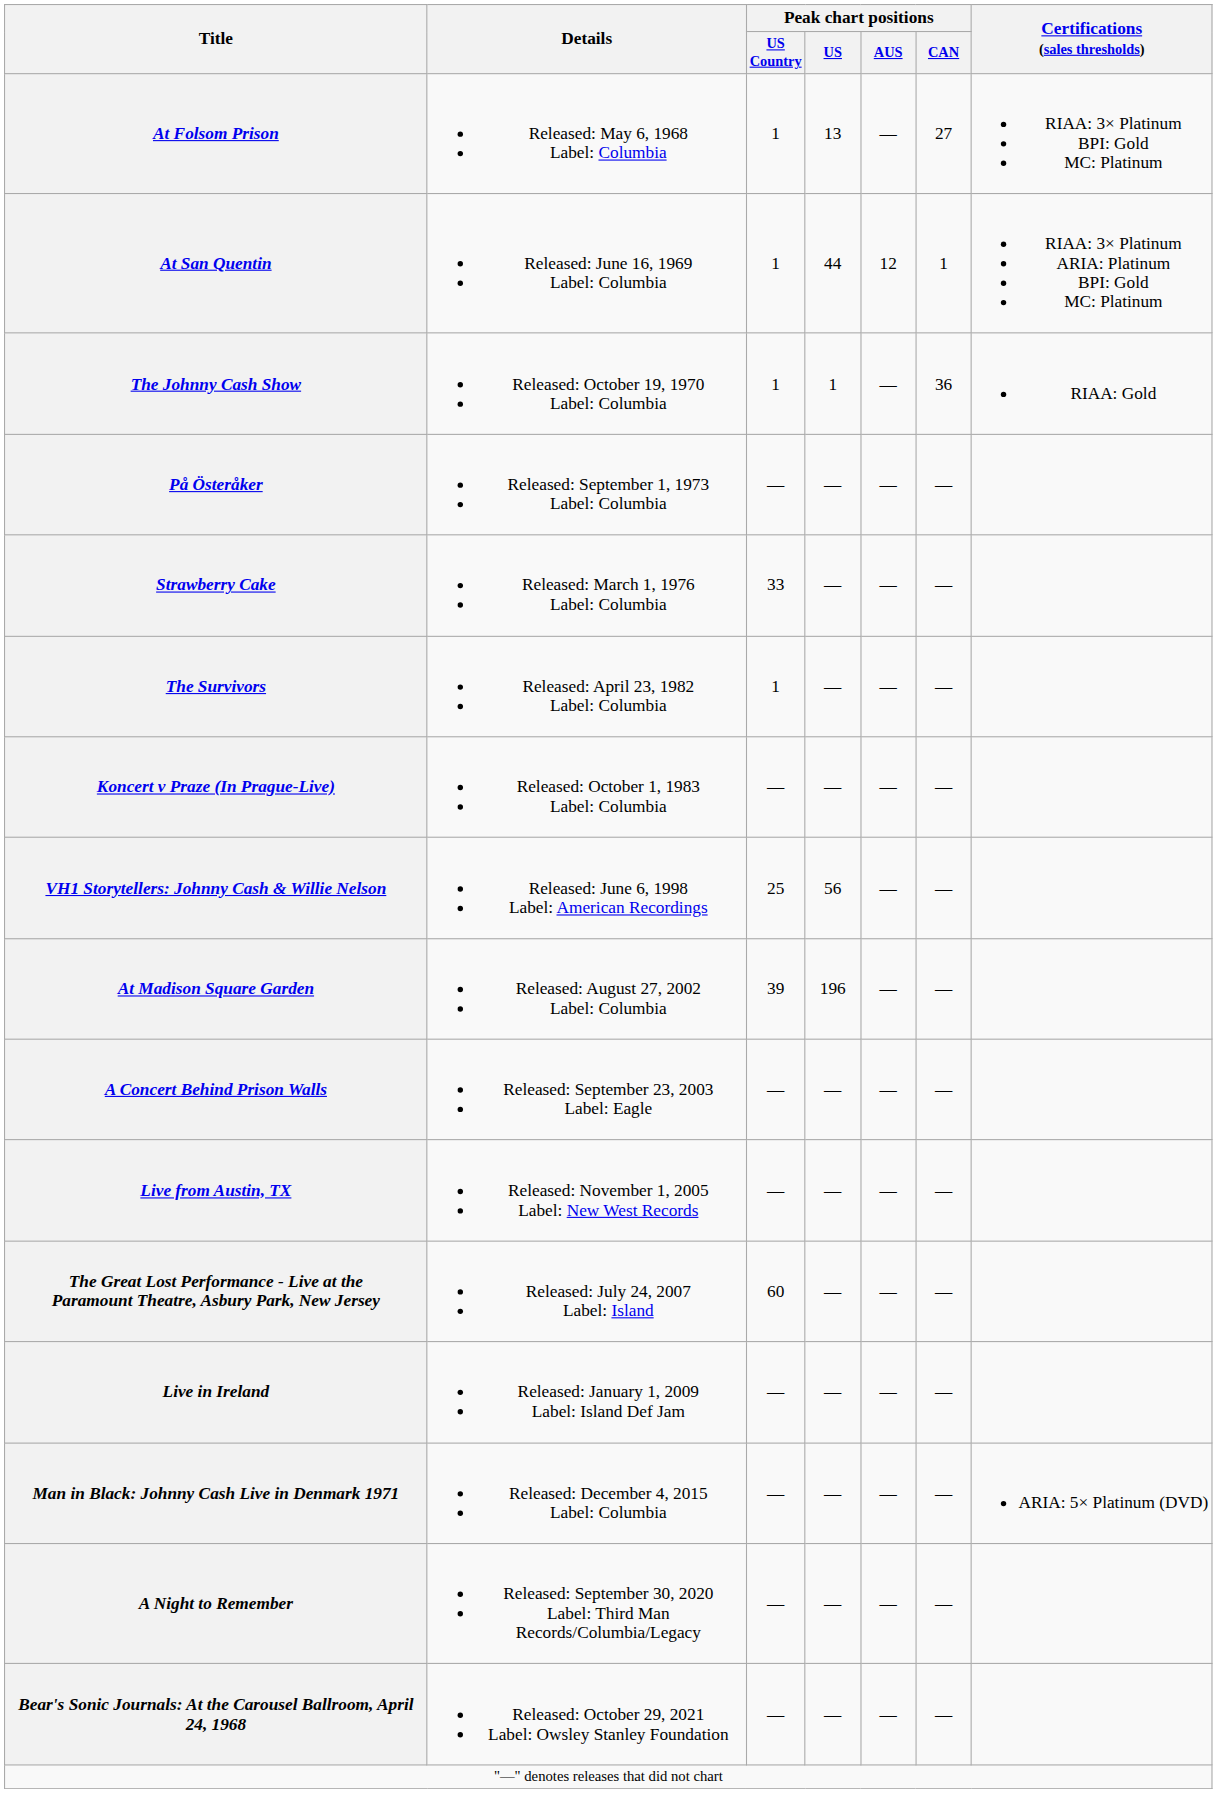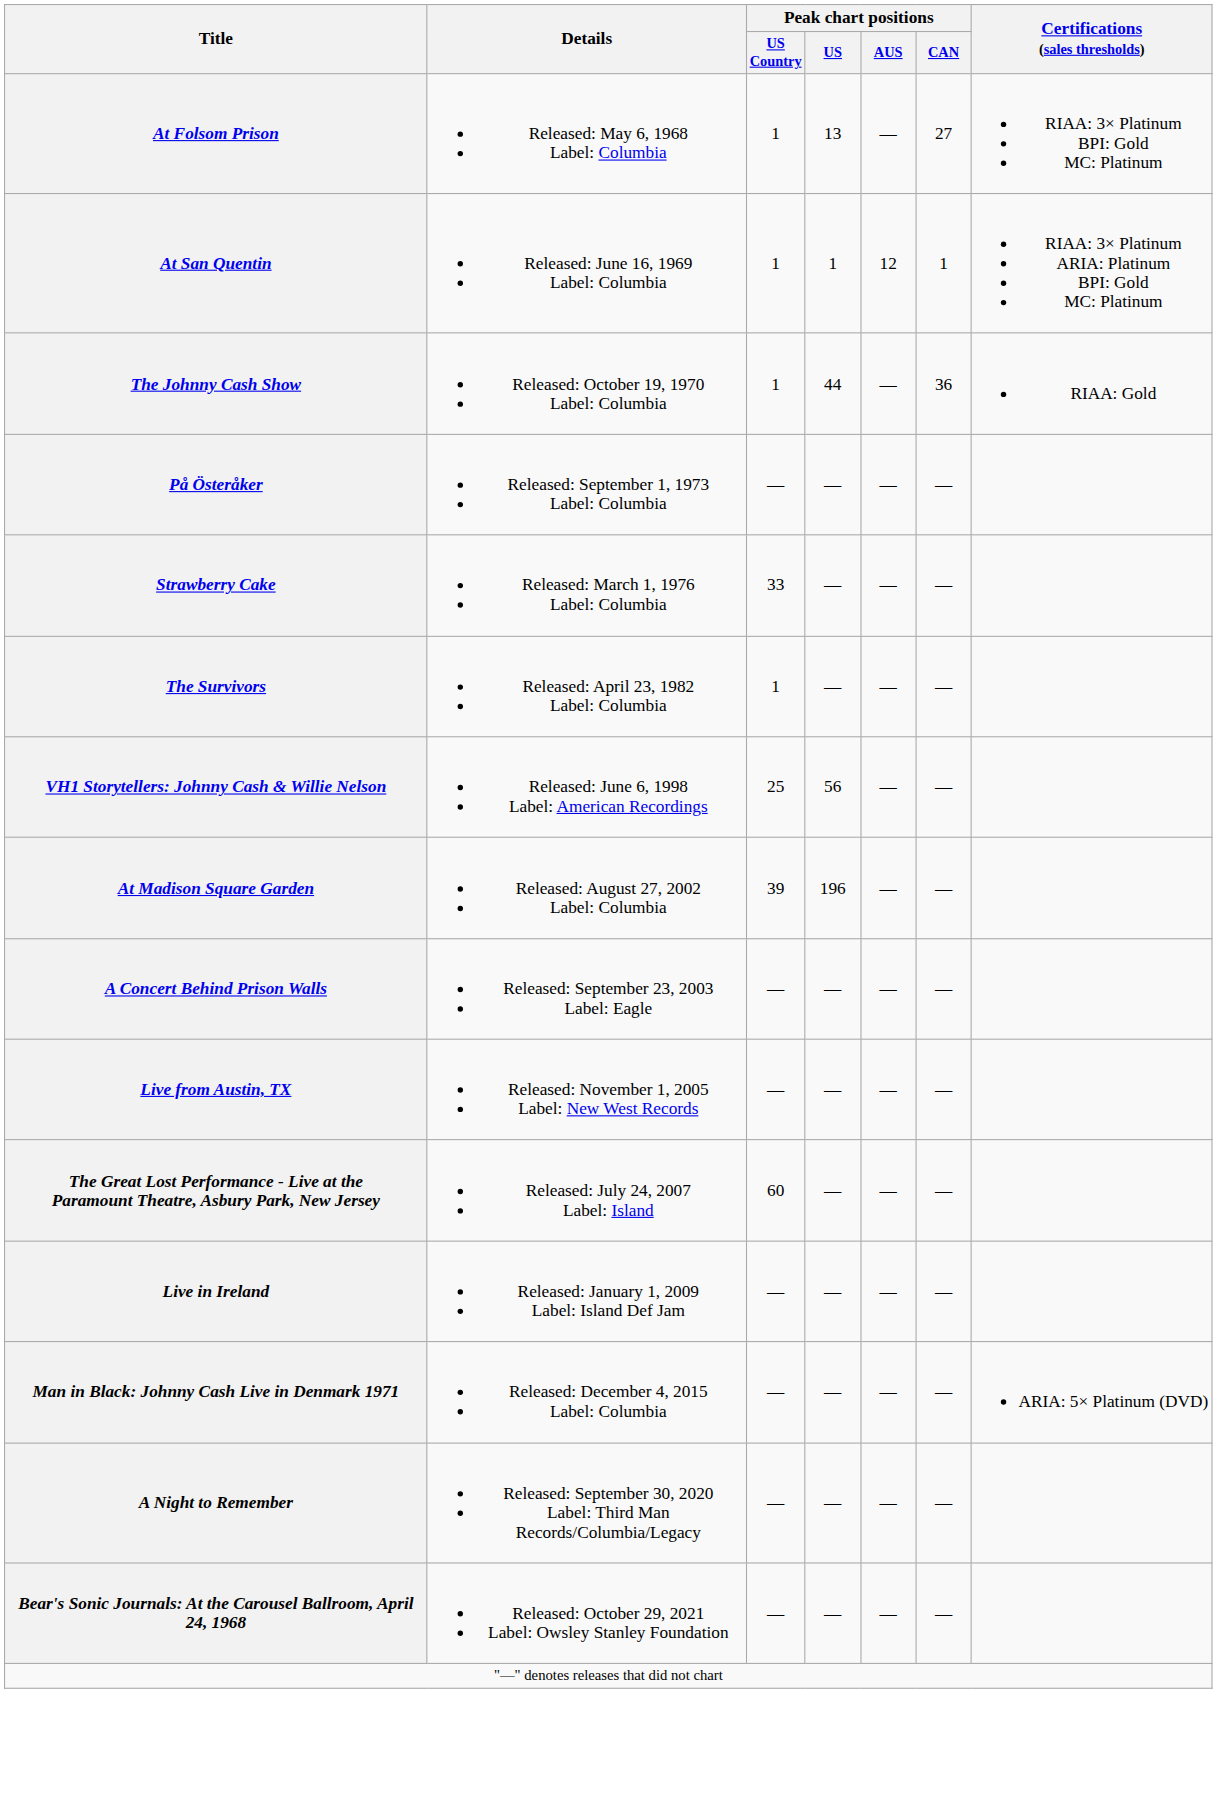(833, 263) 44 -> (833, 263) 1
(833, 383) 1 -> (833, 383) 44
- row: (216, 787)
